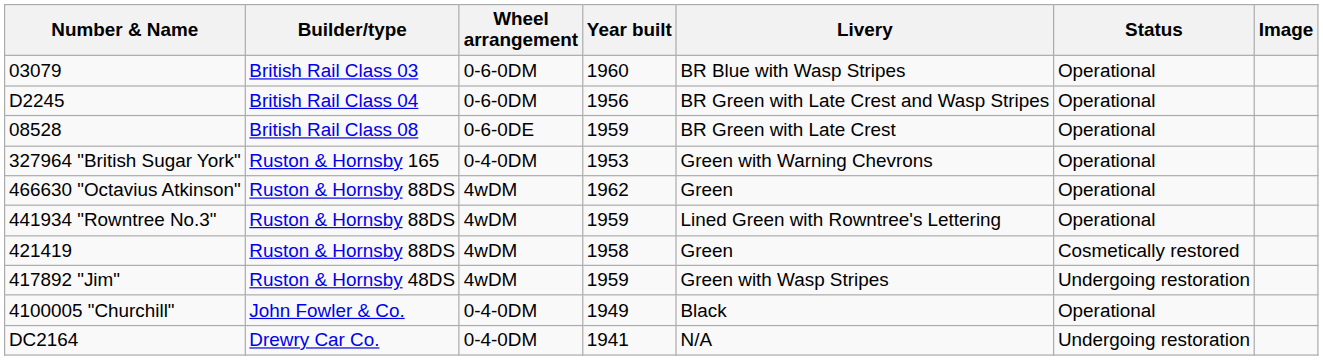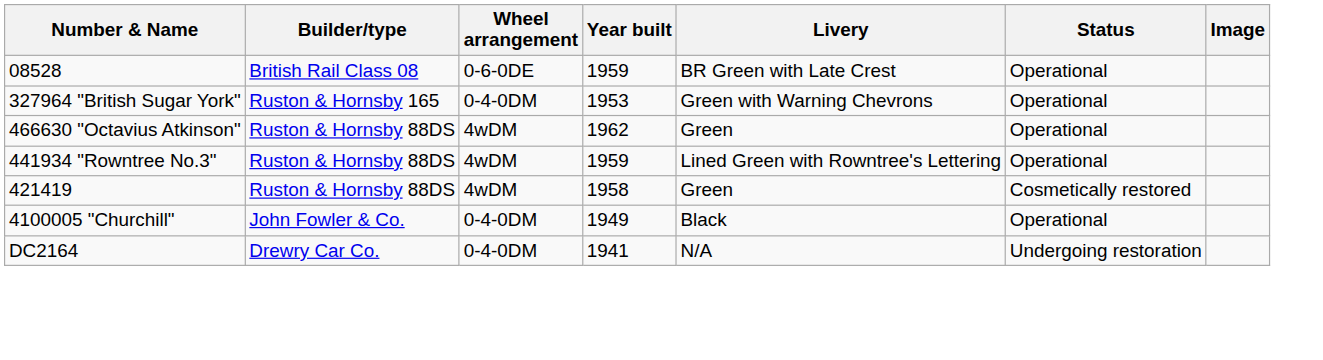- row: (35, 70)
- row: (37, 100)
- row: (64, 280)
